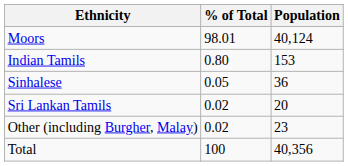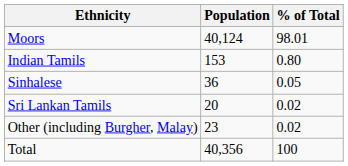columns swapped: (307, 15) <-> (236, 15)
